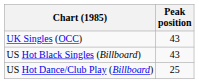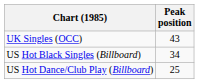(175, 54) 43 -> (175, 54) 34
